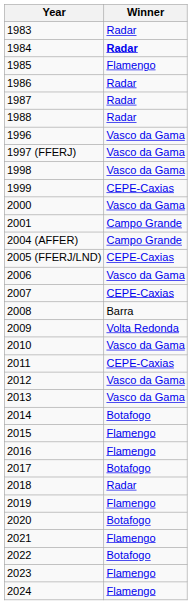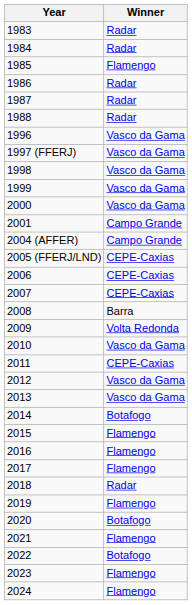(122, 48) bold -> (121, 48) normal
(140, 188) CEPE-Caxias -> (146, 188) Vasco da Gama
(146, 275) Vasco da Gama -> (140, 275) CEPE-Caxias
(129, 468) Botafogo -> (131, 468) Flamengo
